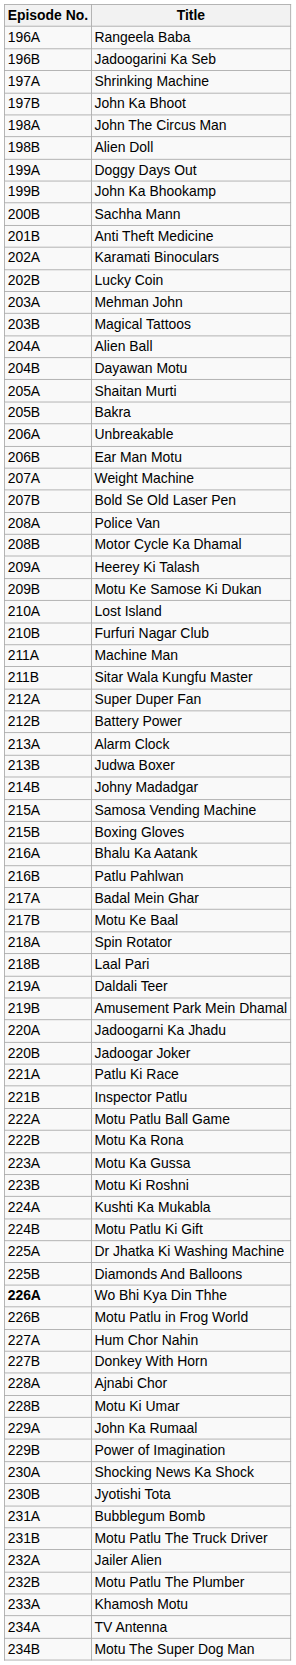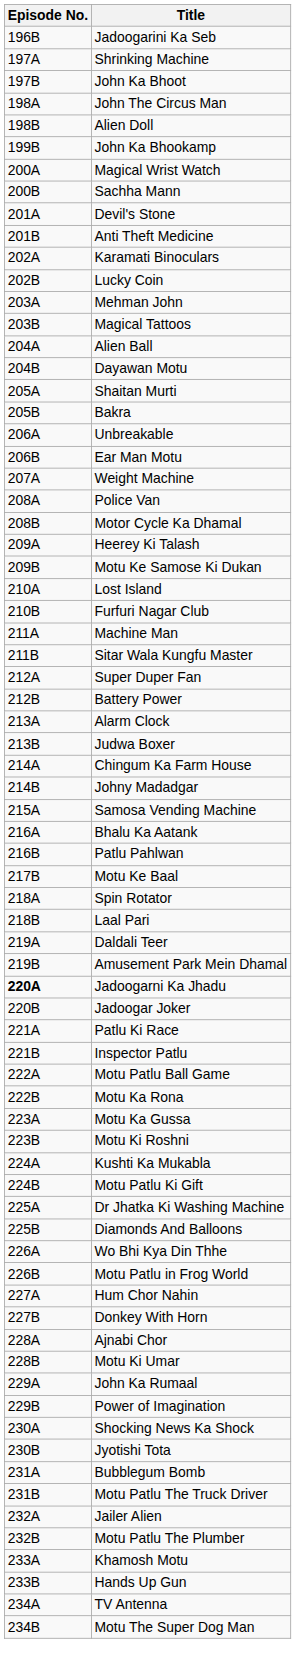- row: (142, 37)
- row: (146, 170)
+ row: (158, 170)
+ row: (135, 214)
- row: (165, 501)
+ row: (173, 766)
- row: (139, 832)
- row: (147, 898)
(24, 1031) normal -> (24, 986) bold
(24, 1295) bold -> (24, 1251) normal
+ row: (141, 1582)
